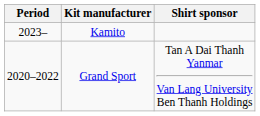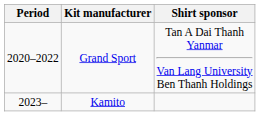rows swapped: (108, 76) <-> (108, 31)
